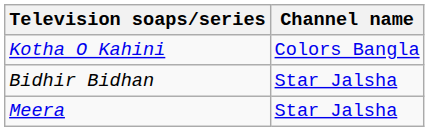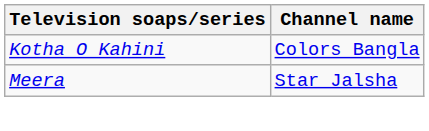- row: (82, 80)
